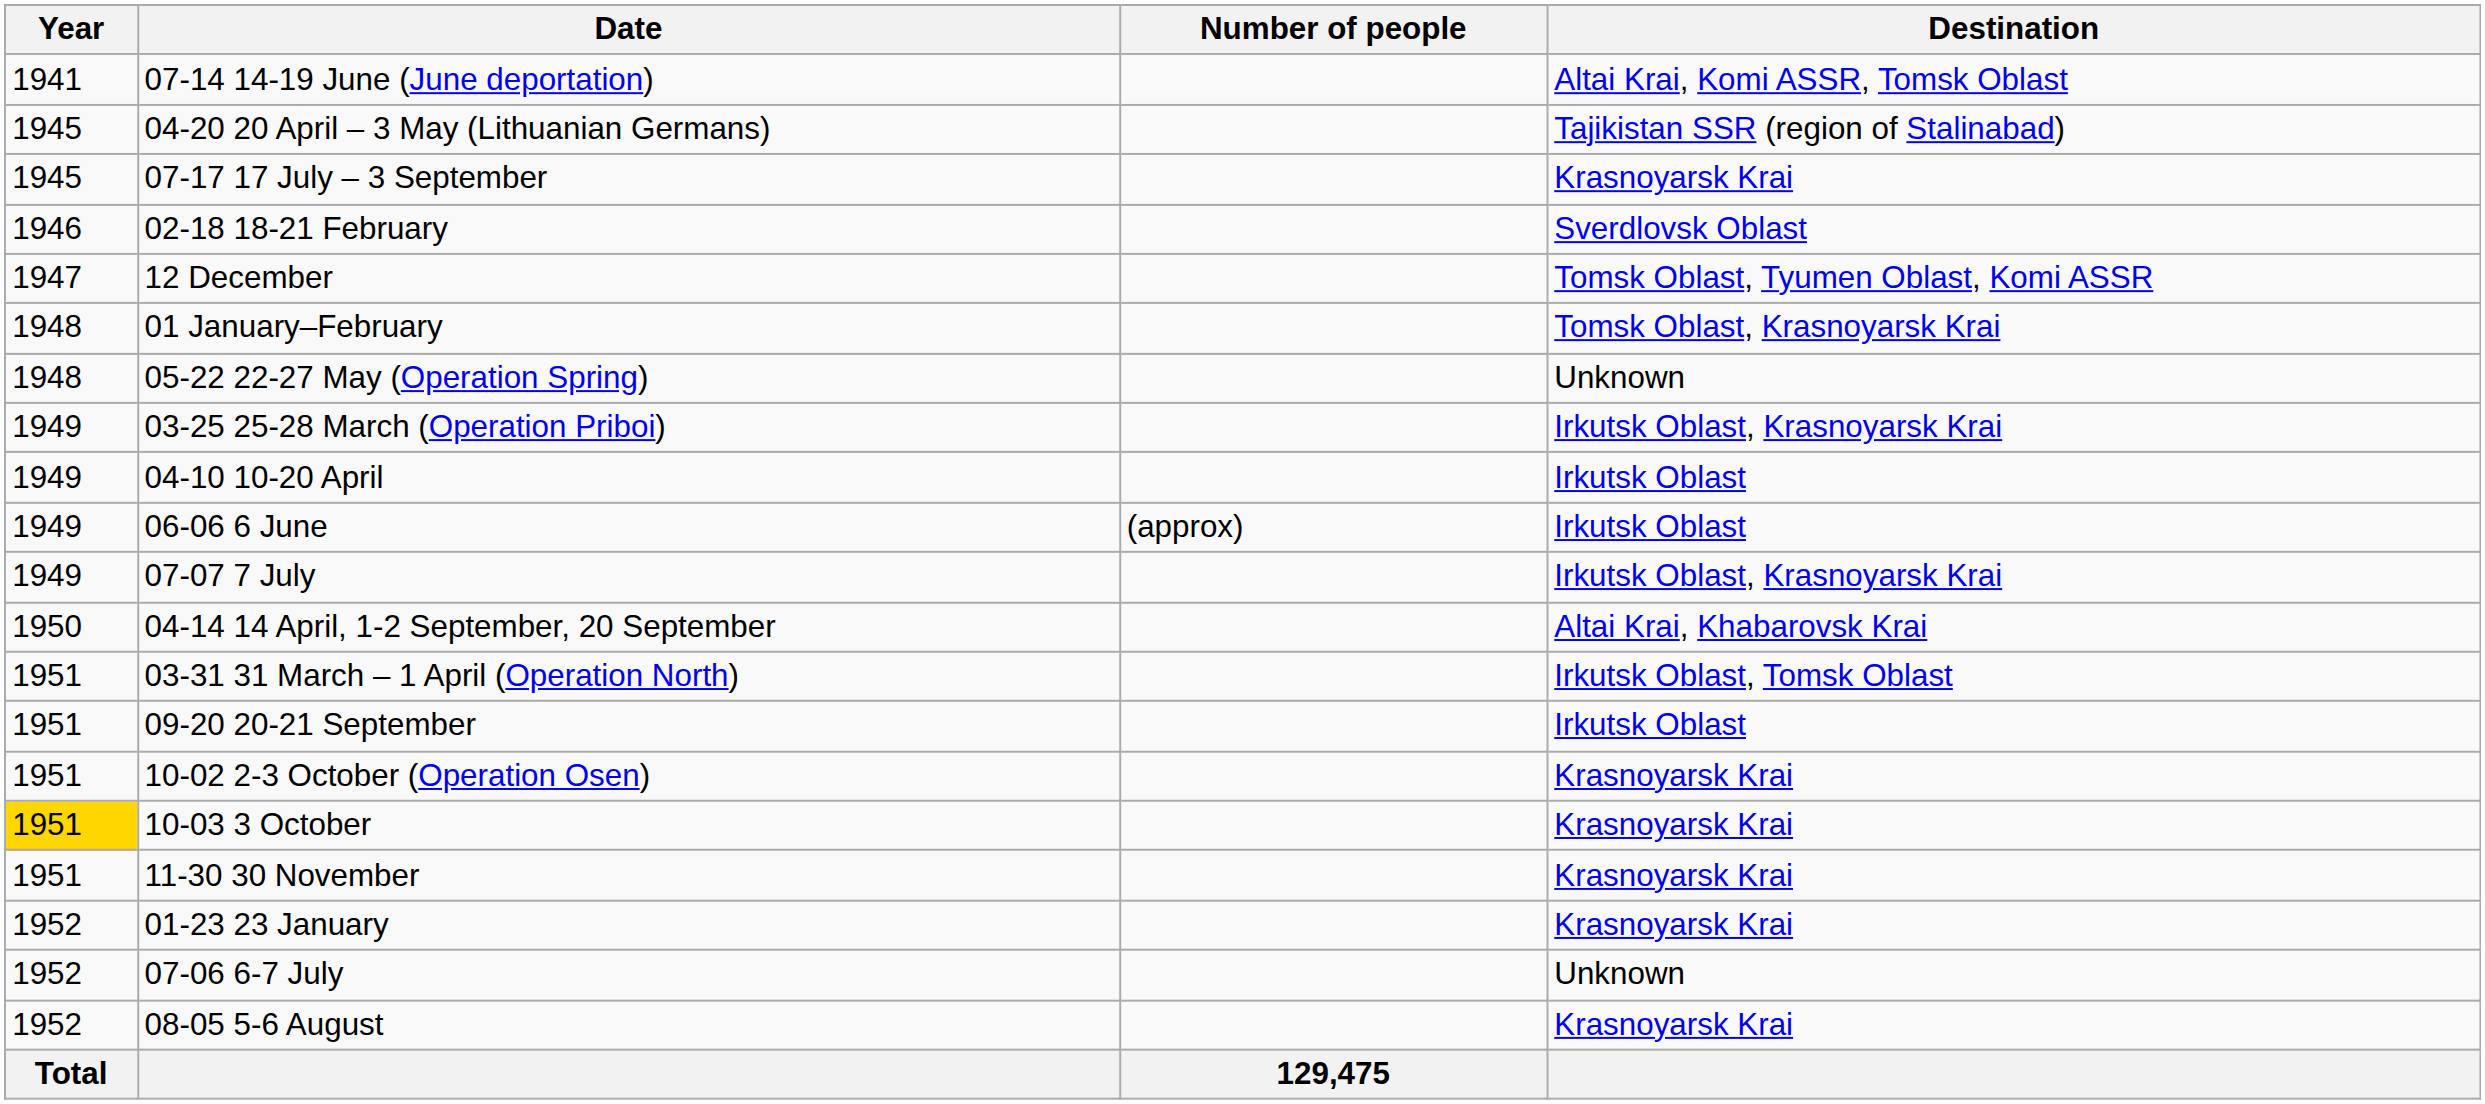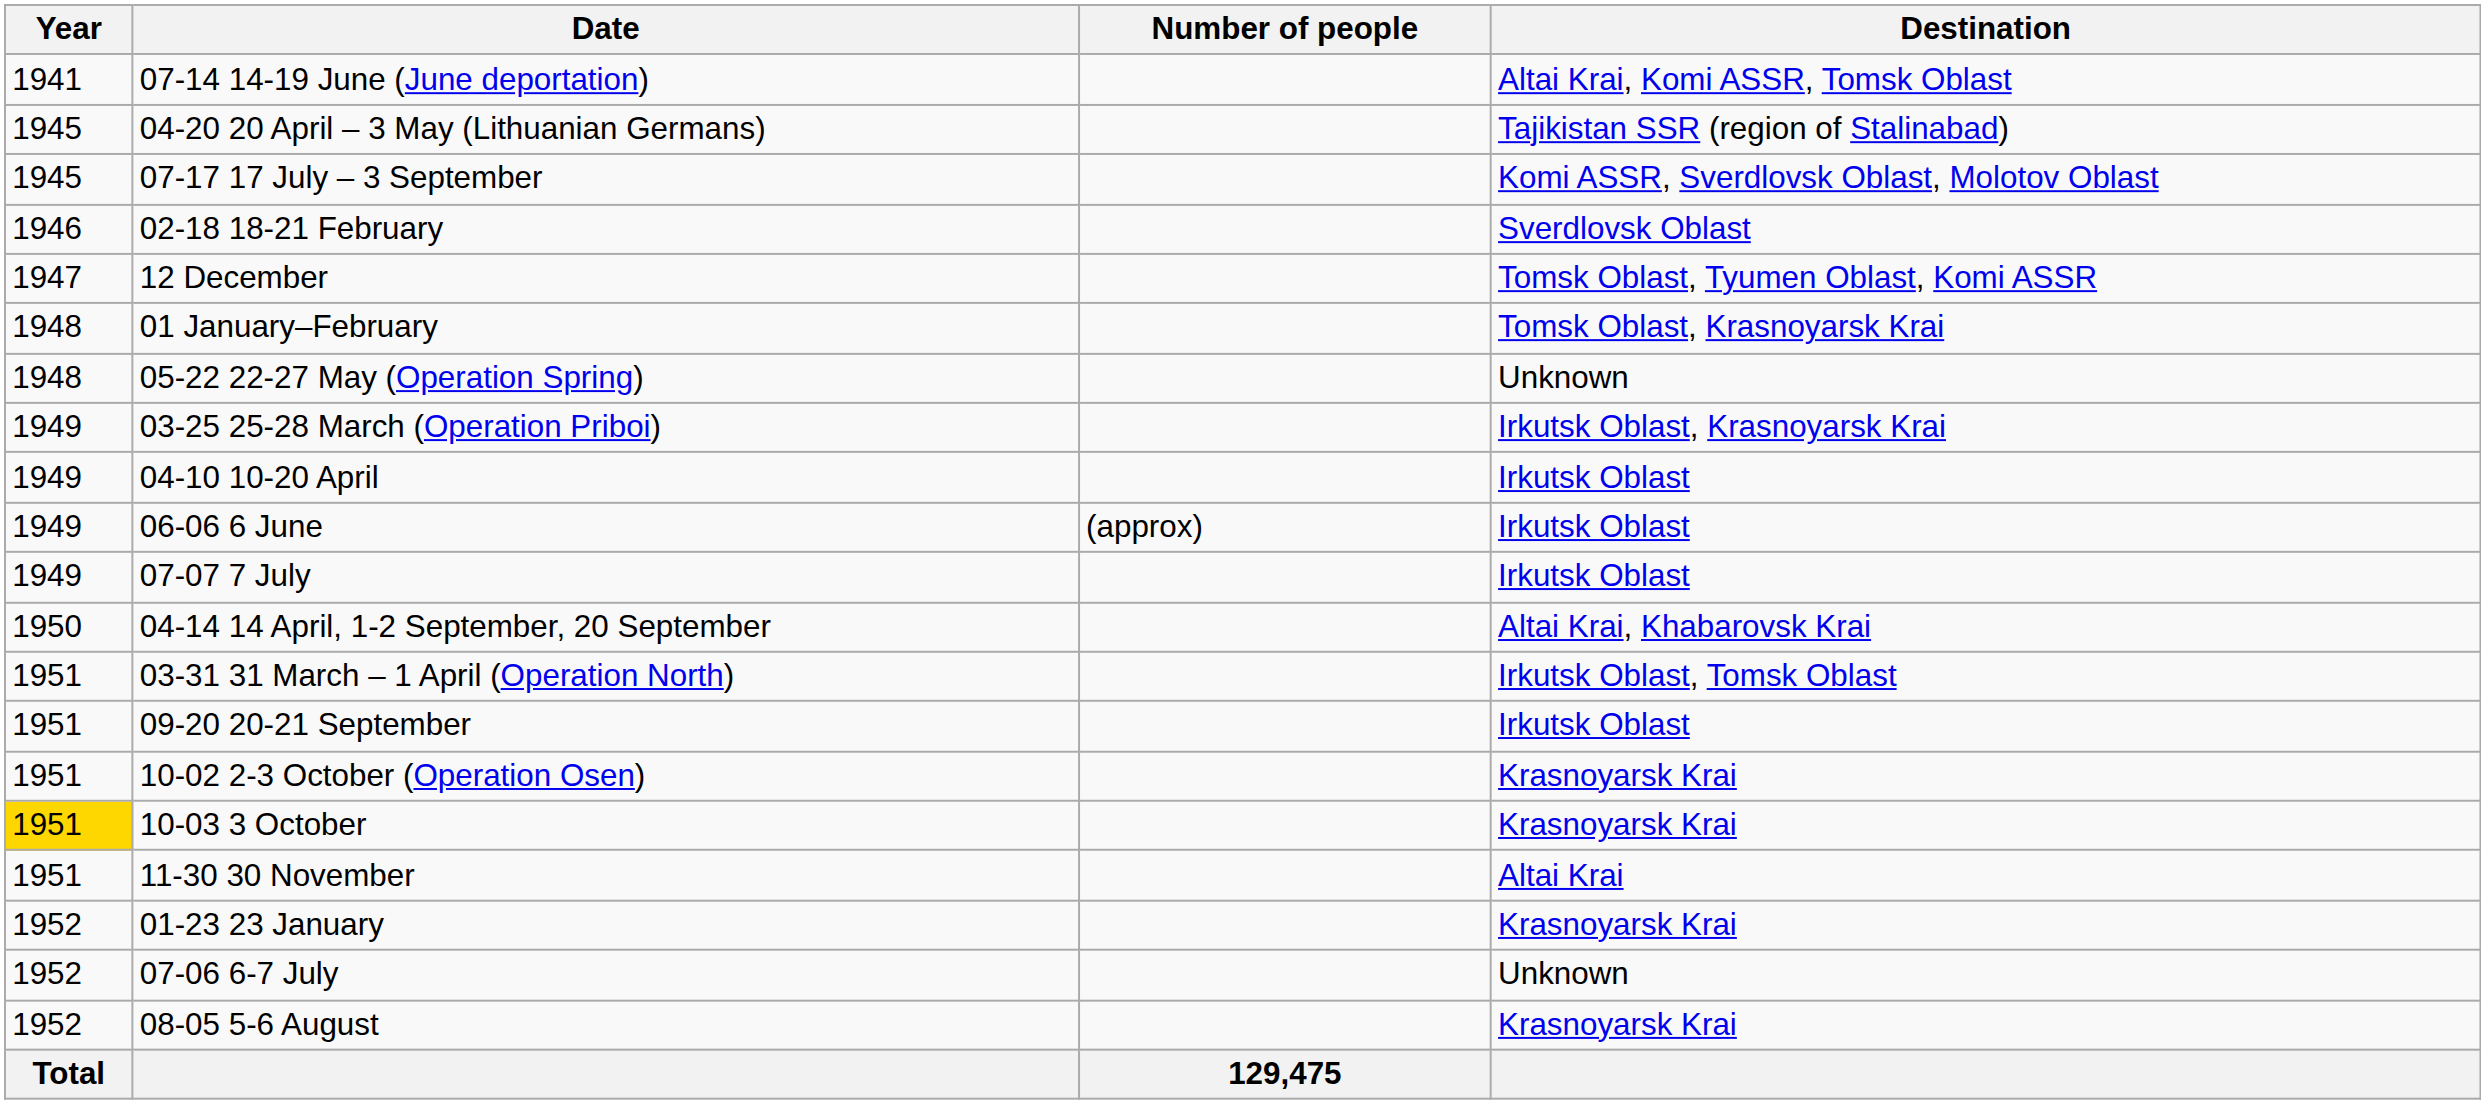(1674, 178) Krasnoyarsk Krai -> (1828, 178) Komi ASSR, Sverdlovsk Oblast, Molotov Oblast
(1778, 576) Irkutsk Oblast, Krasnoyarsk Krai -> (1594, 576) Irkutsk Oblast
(1674, 874) Krasnoyarsk Krai -> (1561, 874) Altai Krai
